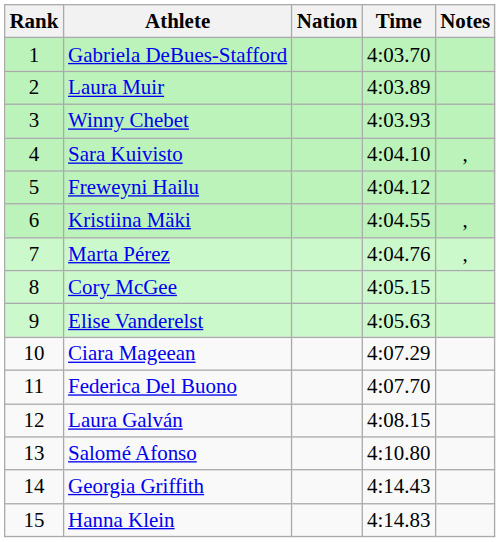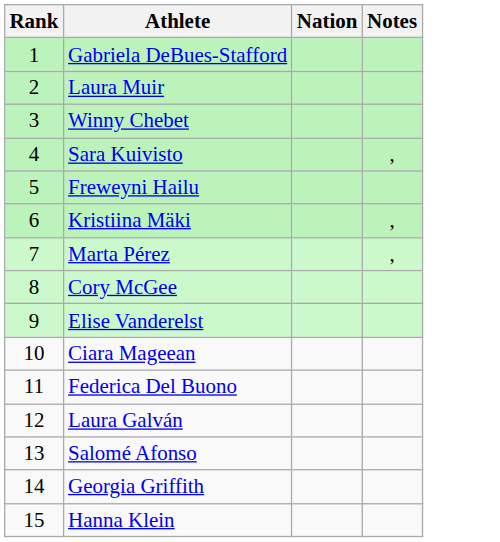- column: (399, 21)
